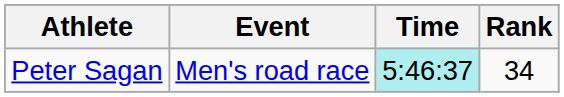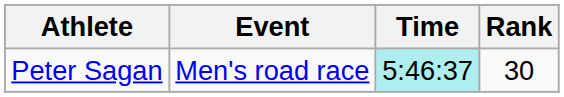(519, 70) 34 -> (519, 70) 30
